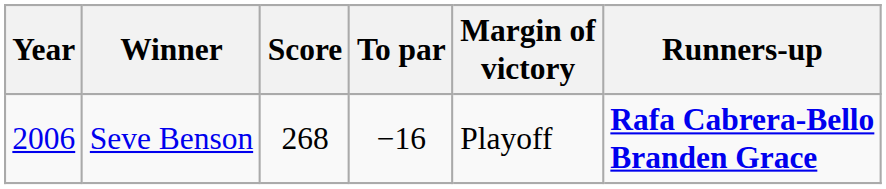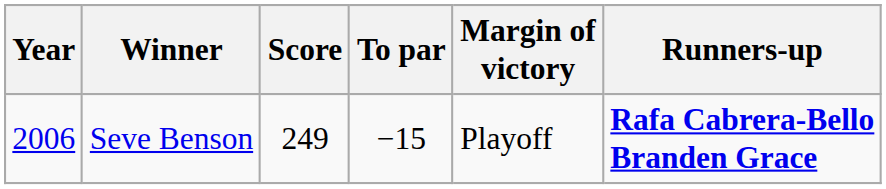(305, 138) 268 -> (305, 138) 249
(401, 138) −16 -> (401, 138) −15
